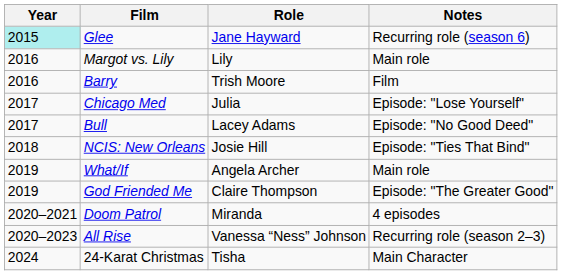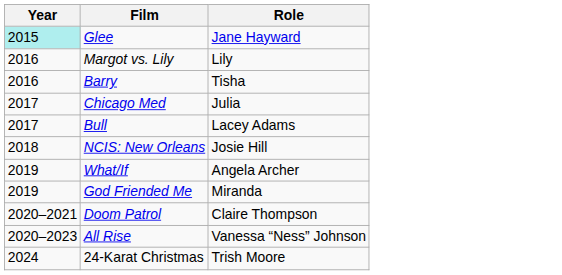- column: (463, 15)
(248, 81) Trish Moore -> (228, 81) Tisha
(264, 192) Claire Thompson -> (237, 192) Miranda
(237, 214) Miranda -> (264, 214) Claire Thompson
(228, 258) Tisha -> (248, 258) Trish Moore
